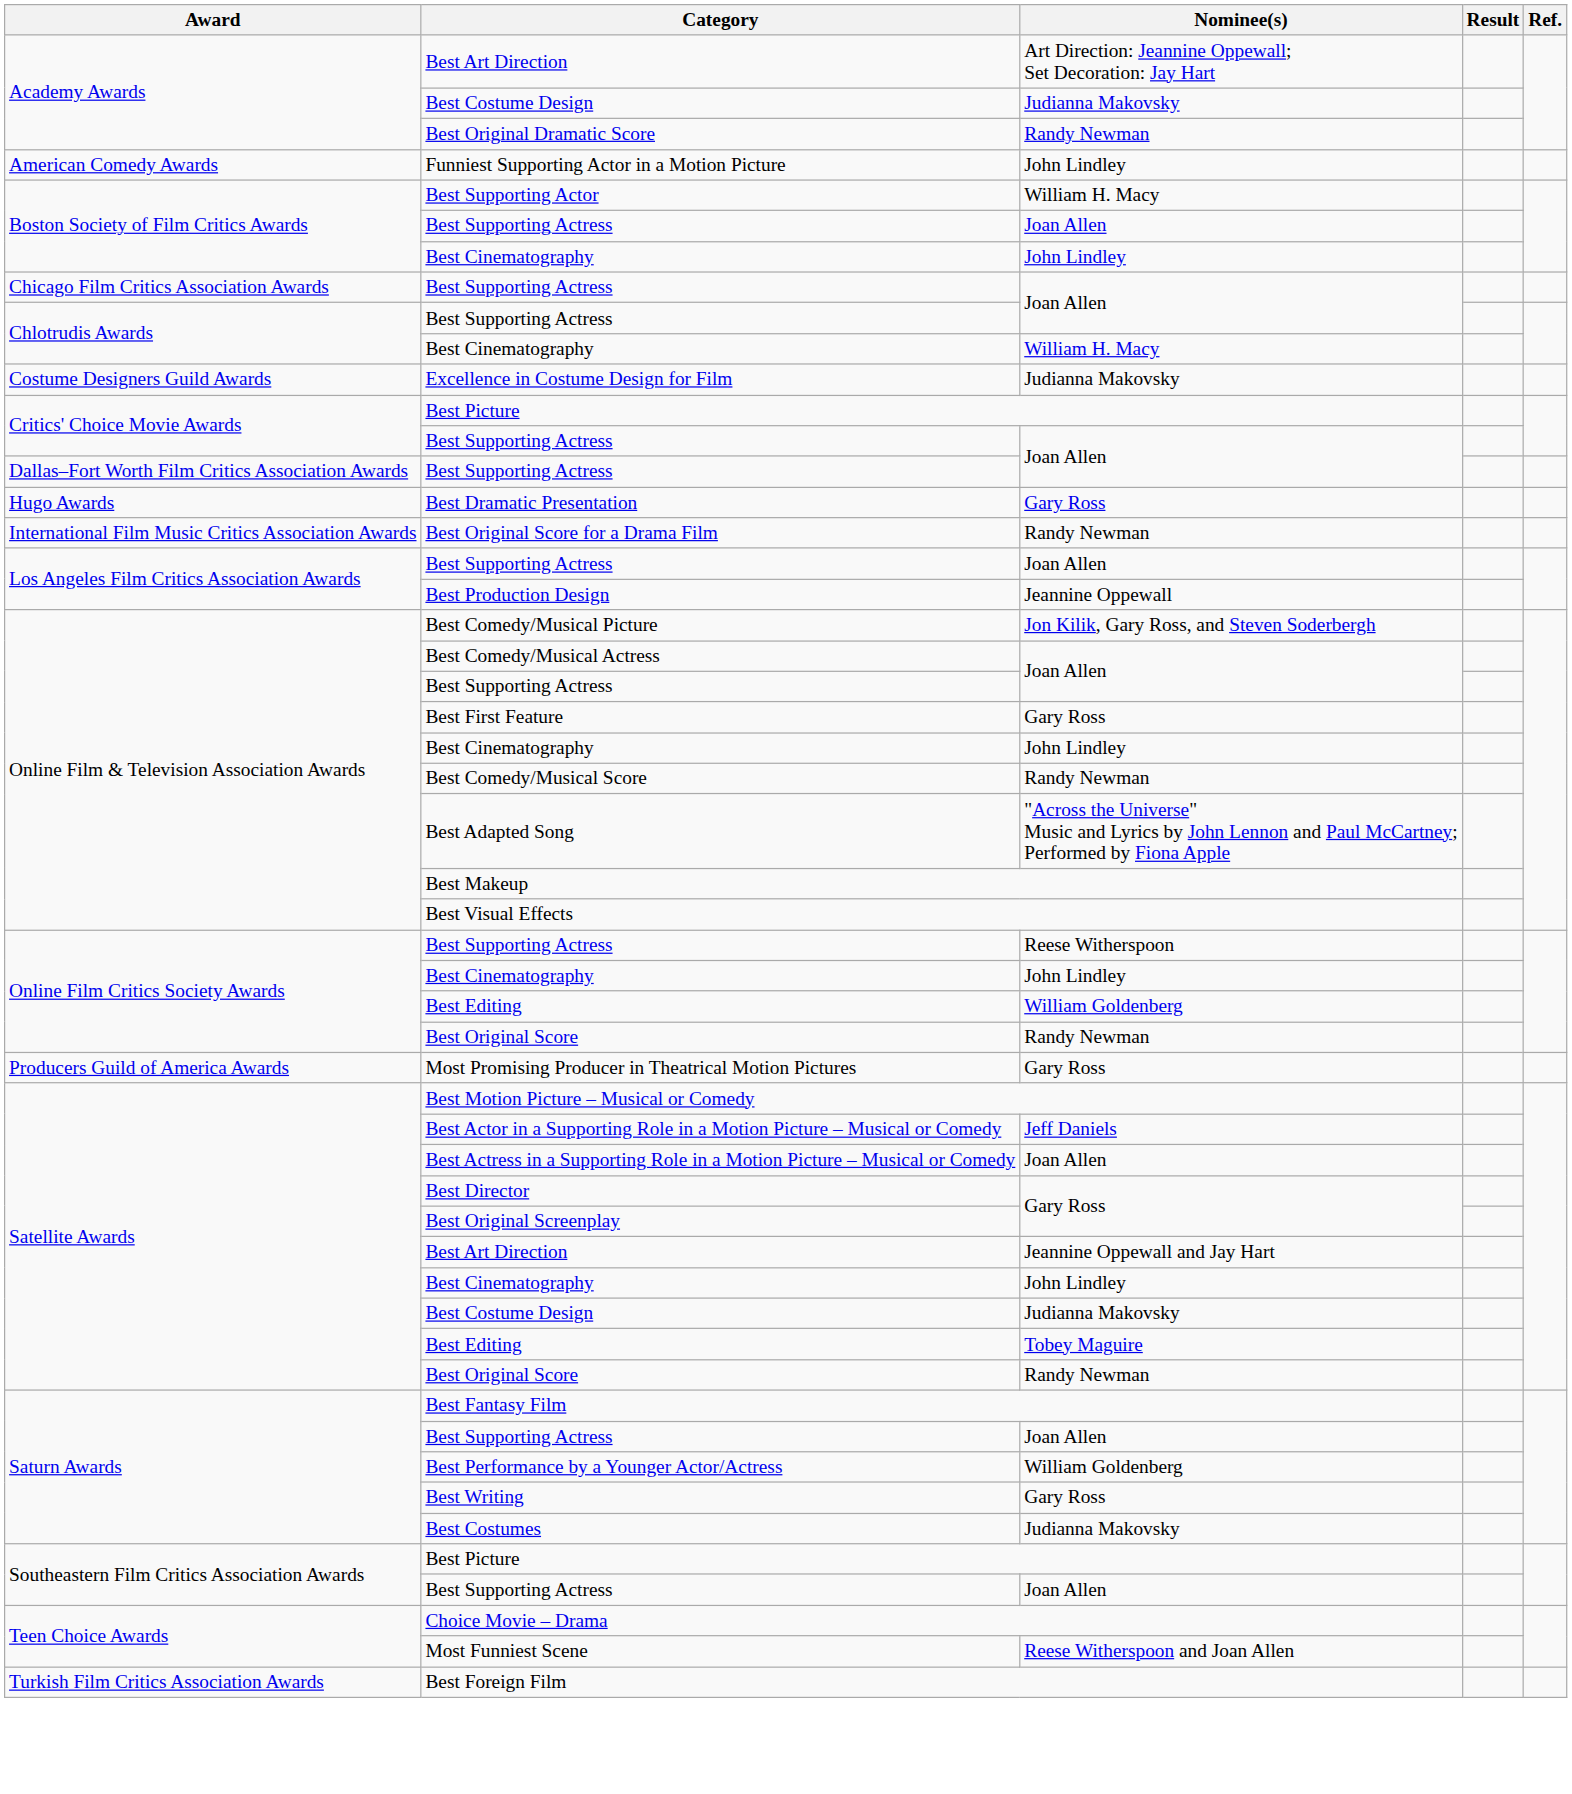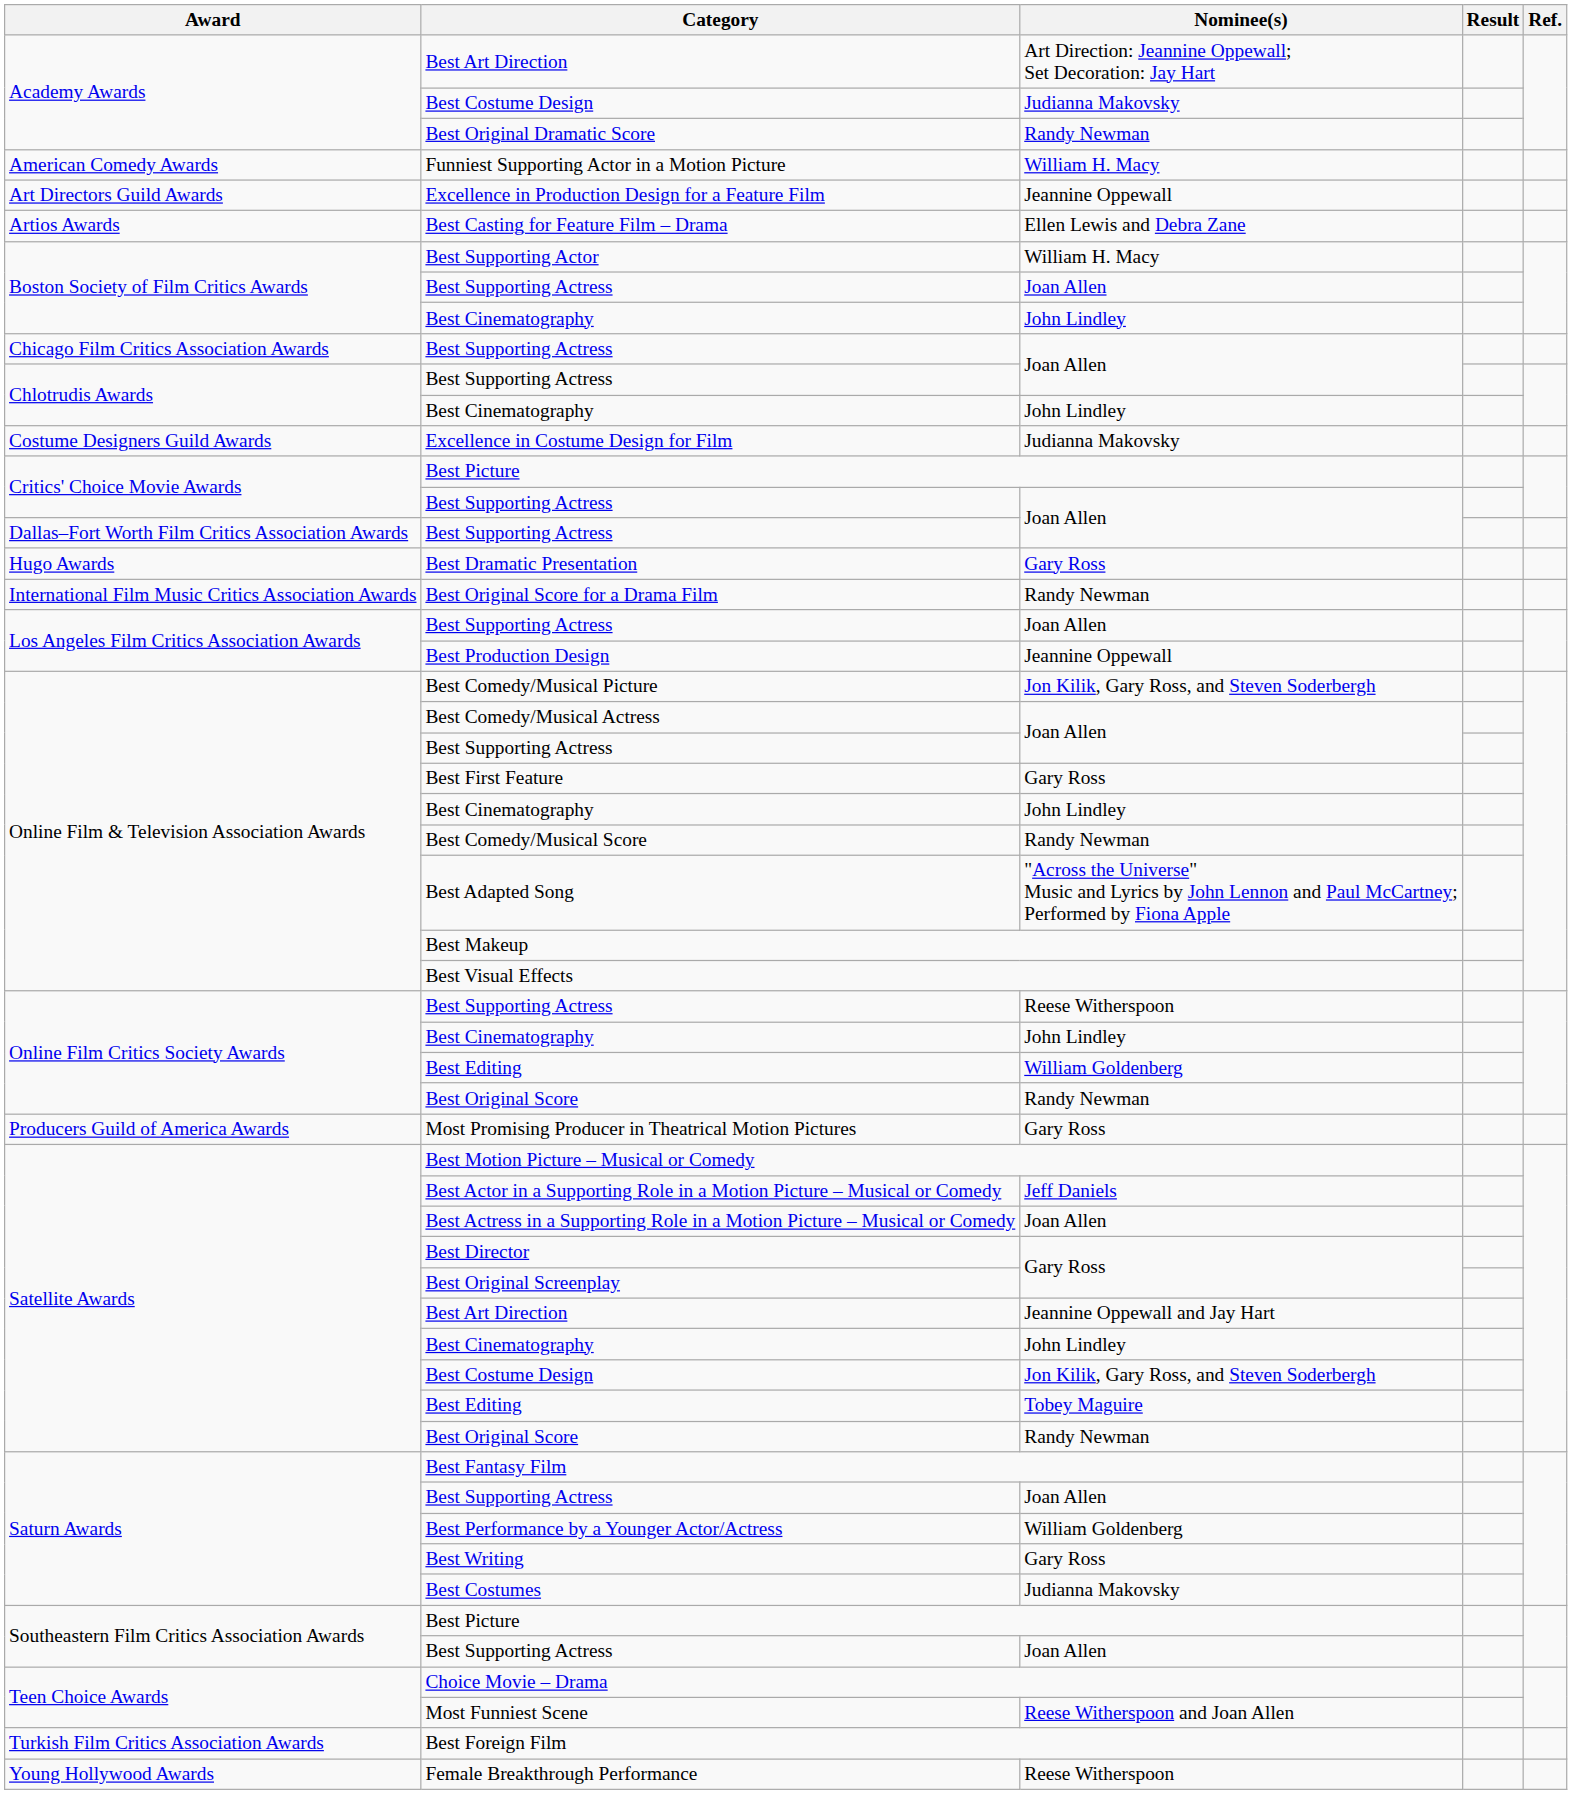(1075, 164) John Lindley -> (1092, 164) William H. Macy
+ row: (116, 195)
+ row: (64, 225)
(1092, 348) William H. Macy -> (1075, 410) John Lindley
(1102, 1313) Judianna Makovsky -> (1200, 1374) Jon Kilik, Gary Ross, and Steven Soderbergh
+ row: (112, 1773)
